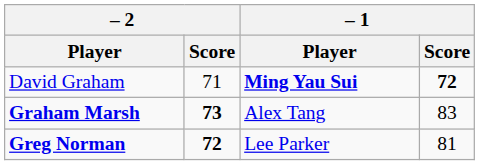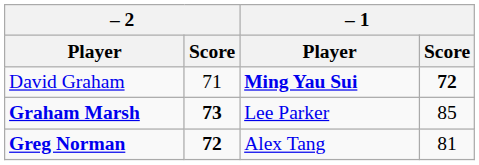(285, 112) Alex Tang -> (287, 112) Lee Parker
(447, 112) 83 -> (447, 112) 85
(287, 143) Lee Parker -> (285, 143) Alex Tang
